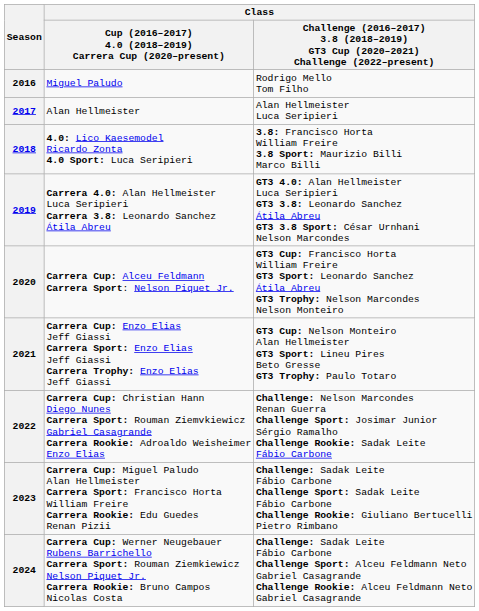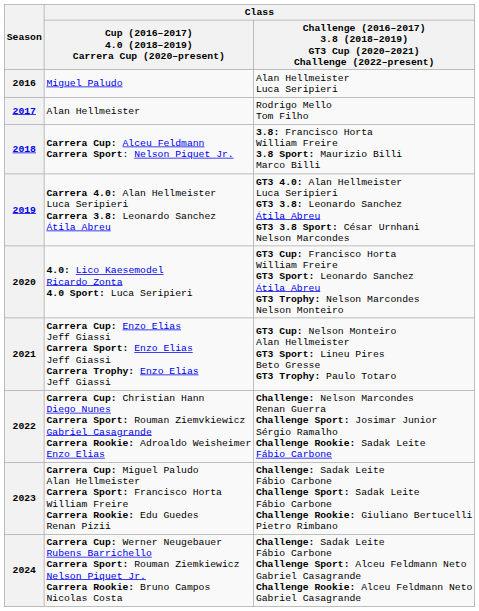(294, 83) Rodrigo Mello Tom Filho -> (303, 83) Alan Hellmeister Luca Seripieri
(303, 111) Alan Hellmeister Luca Seripieri -> (294, 111) Rodrigo Mello Tom Filho
(120, 149) 4.0: Lico Kaesemodel Ricardo Zonta 4.0 Sport: Luca Seripieri -> (140, 149) Carrera Cup: Alceu Feldmann Carrera Sport: Nelson Piquet Jr.
(140, 282) Carrera Cup: Alceu Feldmann Carrera Sport: Nelson Piquet Jr. -> (120, 282) 4.0: Lico Kaesemodel Ricardo Zonta 4.0 Sport: Luca Seripieri
